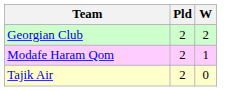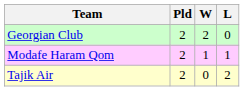+ column: (228, 14)
